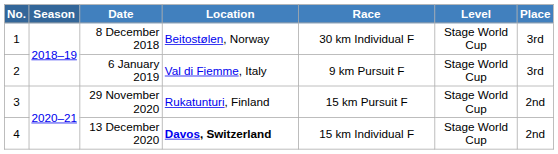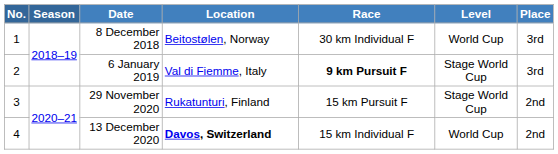(476, 39) Stage World Cup -> (476, 39) World Cup
(367, 71) normal -> (367, 71) bold
(476, 134) Stage World Cup -> (476, 134) World Cup
